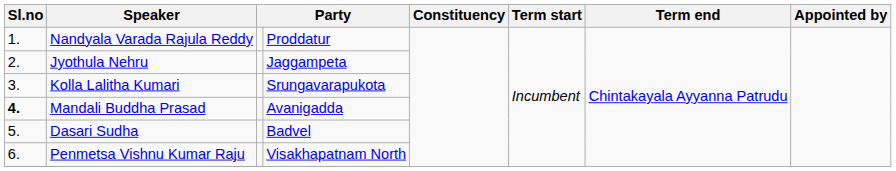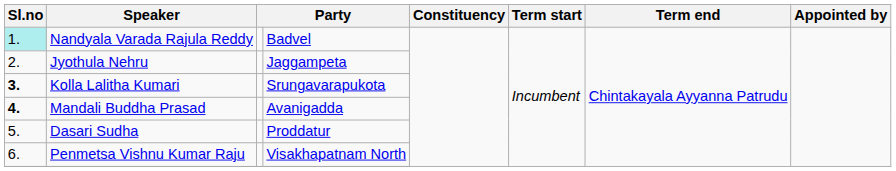(14, 39) no background -> (14, 39) paleturquoise background
(298, 39) Proddatur -> (289, 39) Badvel
(14, 85) normal -> (14, 85) bold
(289, 131) Badvel -> (298, 131) Proddatur
